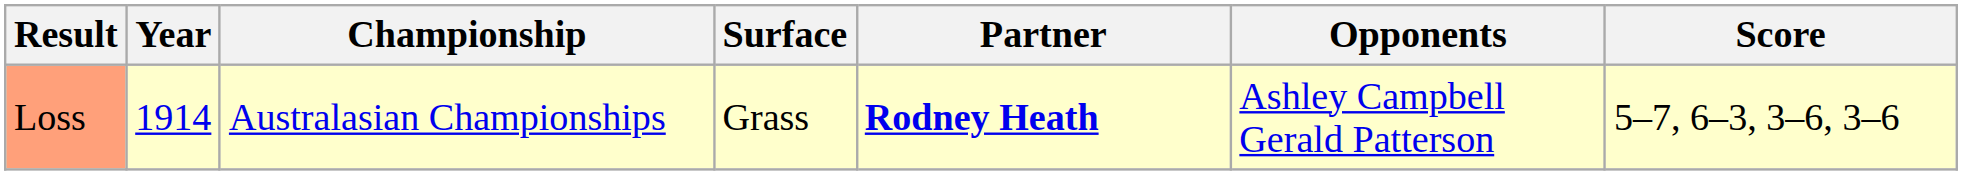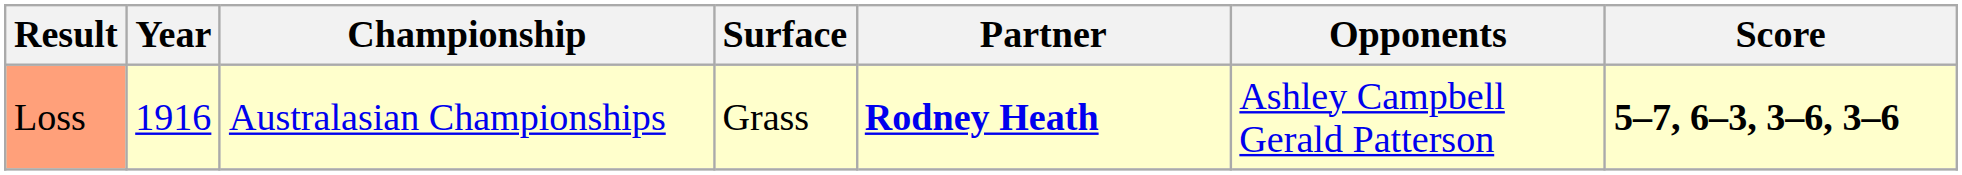(173, 116) 1914 -> (173, 116) 1916
(1757, 116) normal -> (1757, 116) bold
